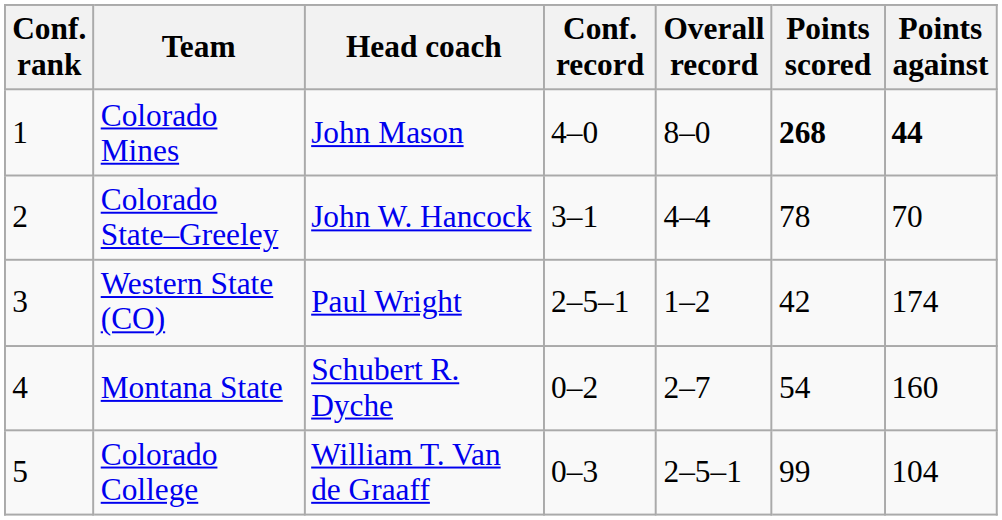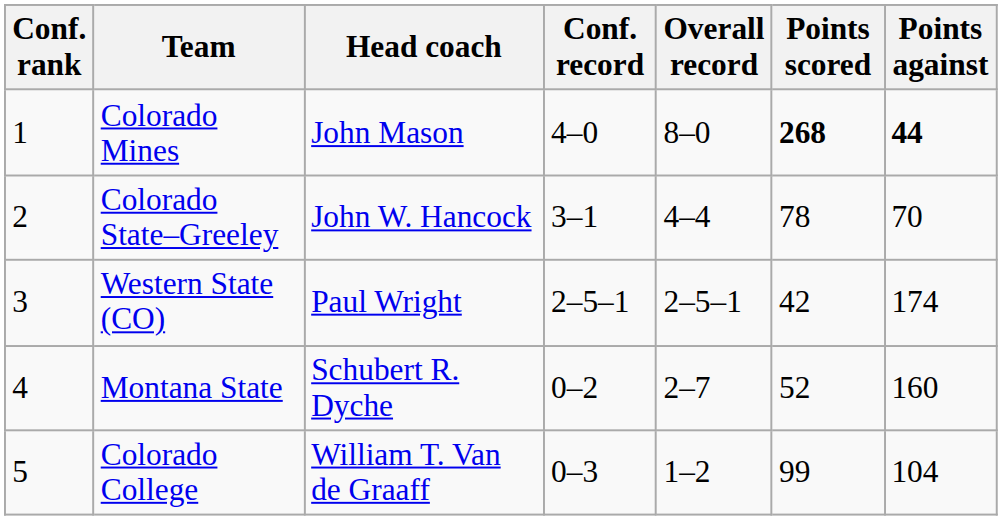(687, 302) 1–2 -> (703, 302) 2–5–1
(795, 387) 54 -> (795, 387) 52
(703, 472) 2–5–1 -> (687, 472) 1–2
